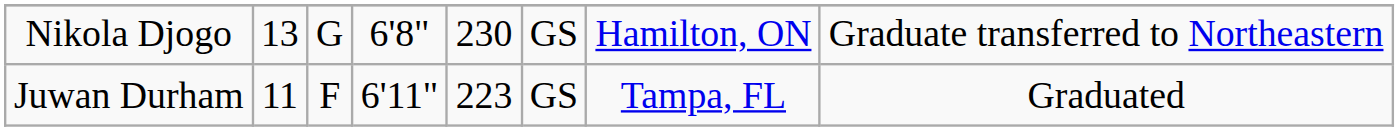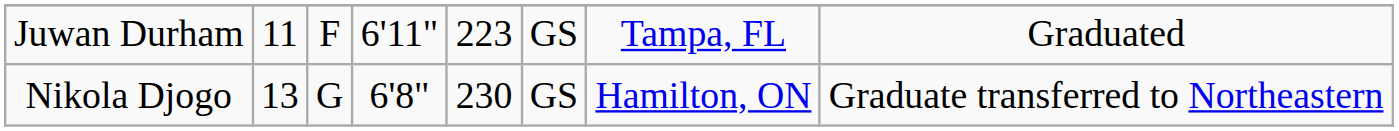rows swapped: (129, 94) <-> (129, 34)
